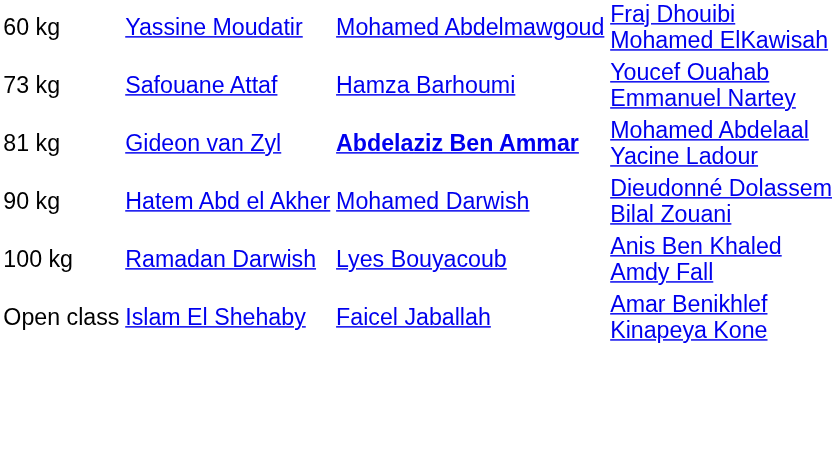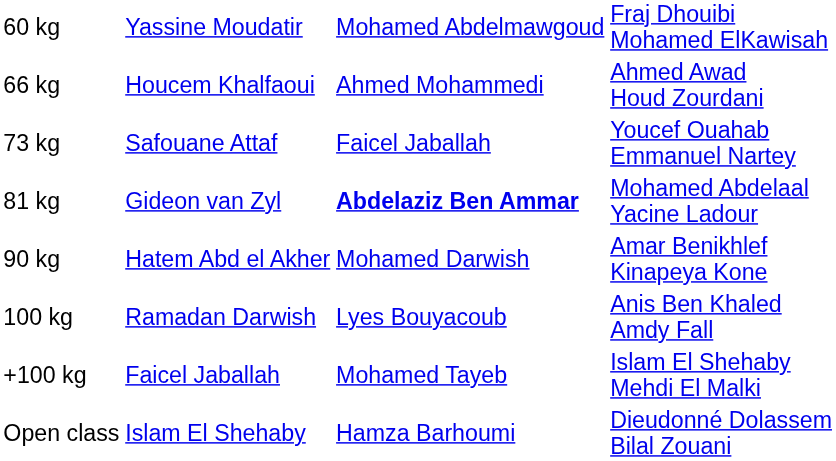+ row: (32, 85)
(426, 85) Hamza Barhoumi -> (413, 143) Faicel Jaballah
(721, 201) Dieudonné Dolassem Bilal Zouani -> (689, 259) Amar Benikhlef Kinapeya Kone
+ row: (45, 375)
(413, 317) Faicel Jaballah -> (426, 433) Hamza Barhoumi
(689, 317) Amar Benikhlef Kinapeya Kone -> (721, 433) Dieudonné Dolassem Bilal Zouani
